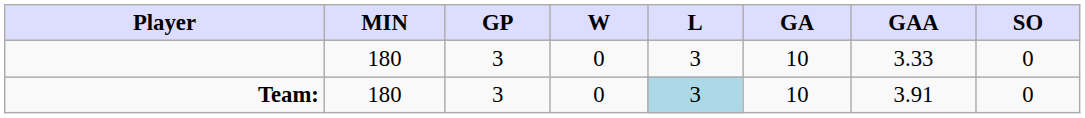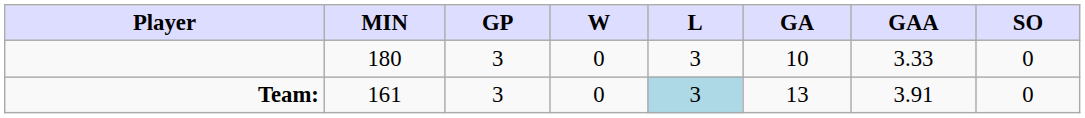(385, 94) 180 -> (385, 94) 161
(797, 94) 10 -> (797, 94) 13
